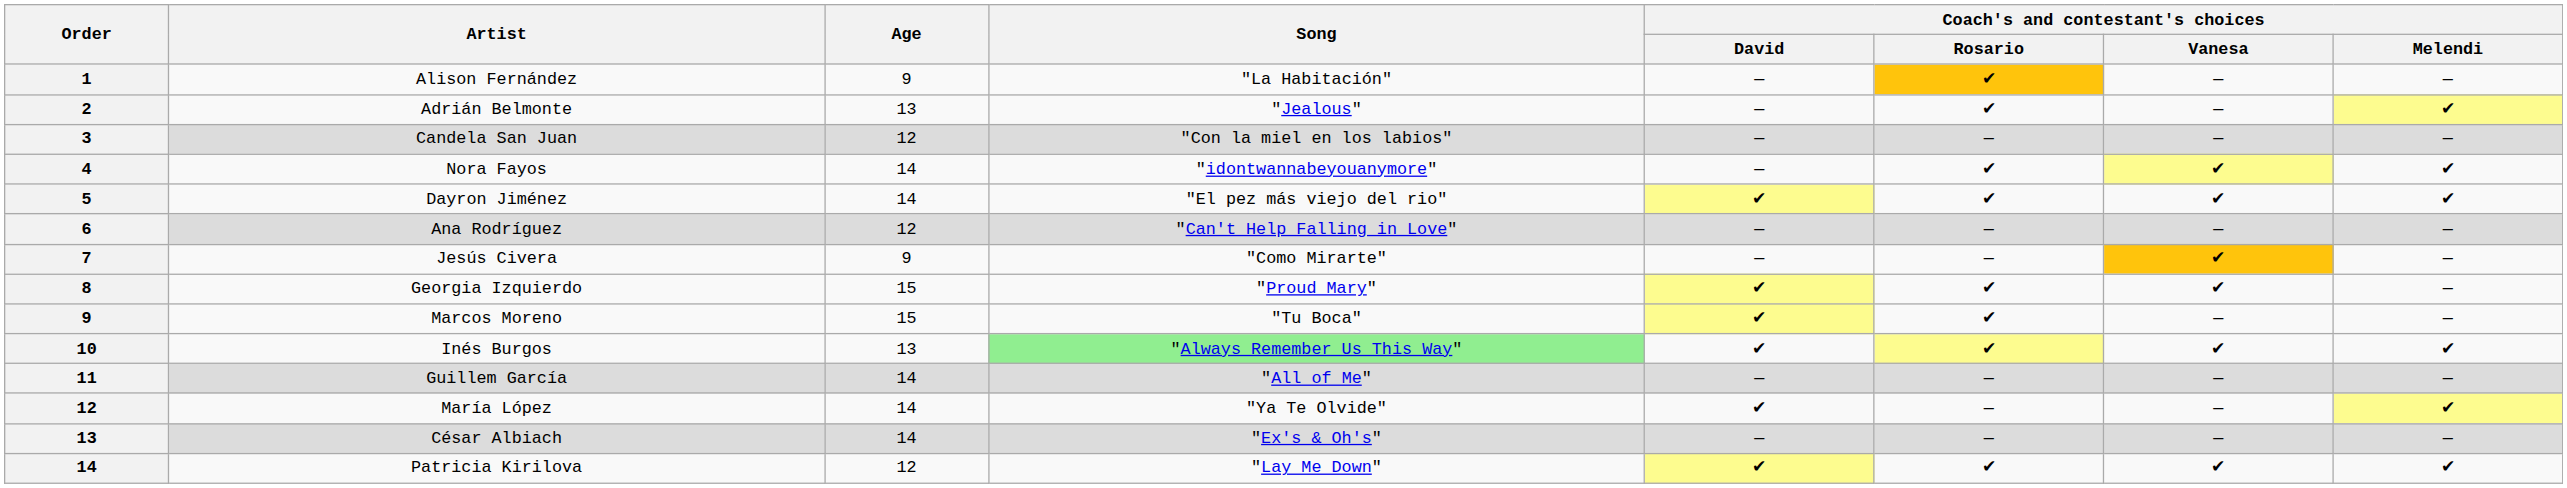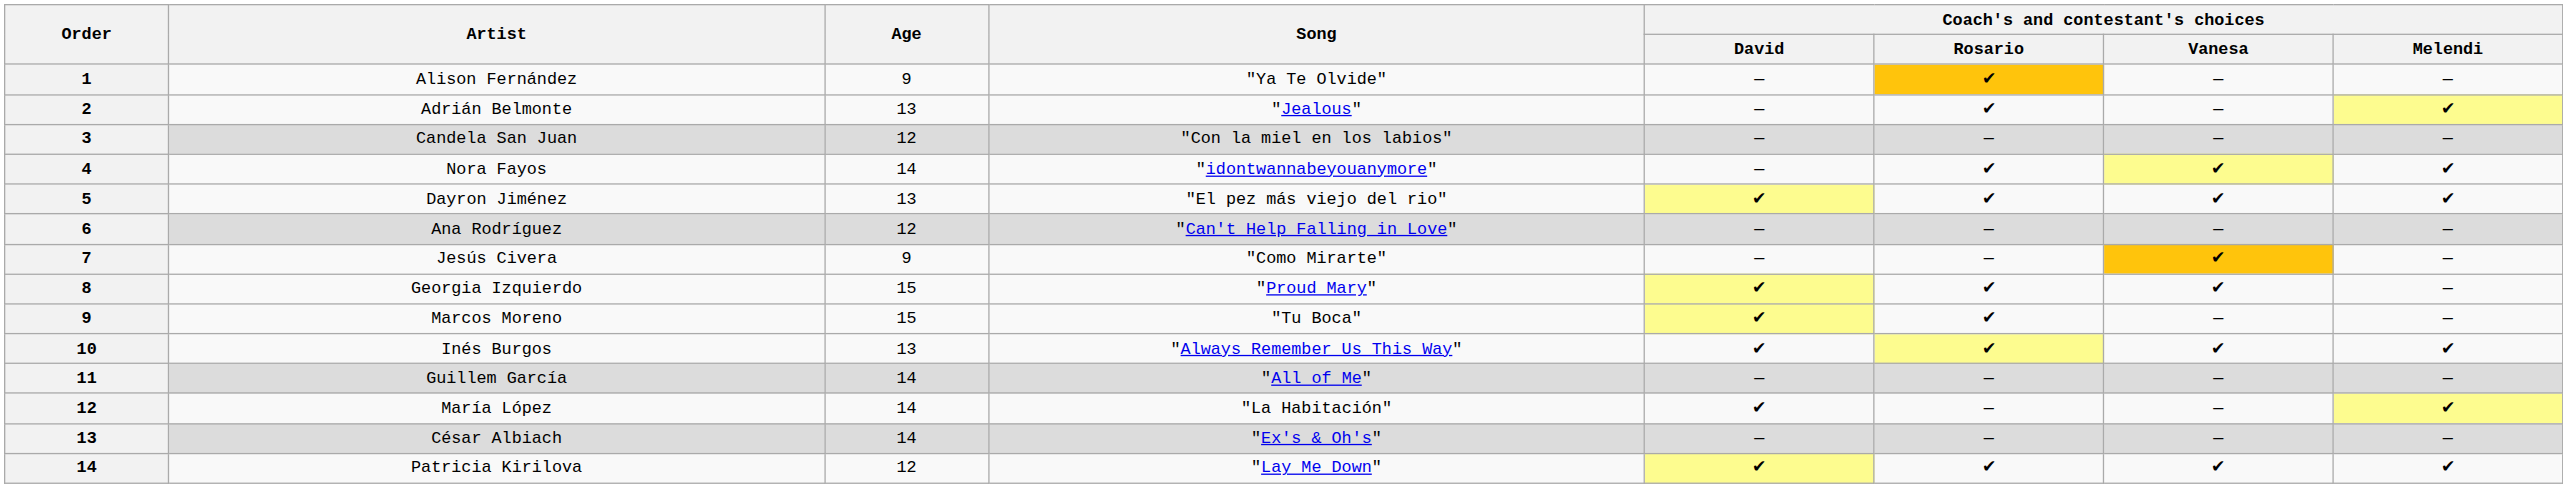(1316, 79) "La Habitación" -> (1316, 79) "Ya Te Olvide"
(907, 199) 14 -> (907, 199) 13
(1316, 349) lightgreen background -> (1316, 349) no background
(1316, 408) "Ya Te Olvide" -> (1316, 408) "La Habitación"
